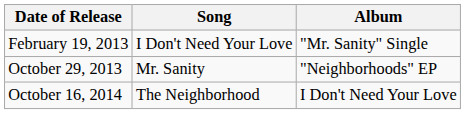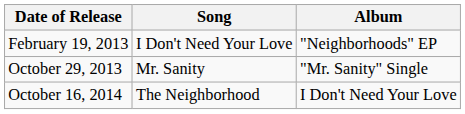(364, 43) "Mr. Sanity" Single -> (369, 43) "Neighborhoods" EP
(369, 69) "Neighborhoods" EP -> (364, 69) "Mr. Sanity" Single
